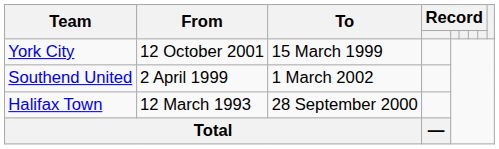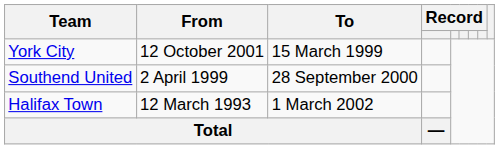(323, 78) 1 March 2002 -> (345, 78) 28 September 2000
(345, 104) 28 September 2000 -> (323, 104) 1 March 2002
